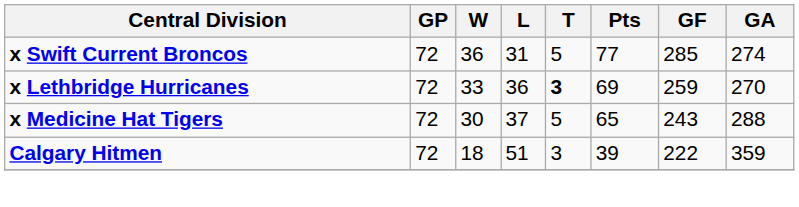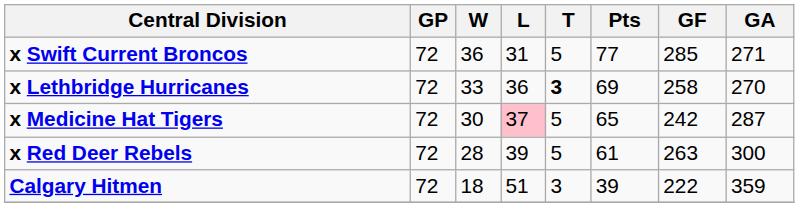(748, 53) 274 -> (748, 53) 271
(681, 86) 259 -> (681, 86) 258
(517, 119) no background -> (517, 119) pink background
(681, 119) 243 -> (681, 119) 242
(748, 119) 288 -> (748, 119) 287
+ row: (101, 152)
